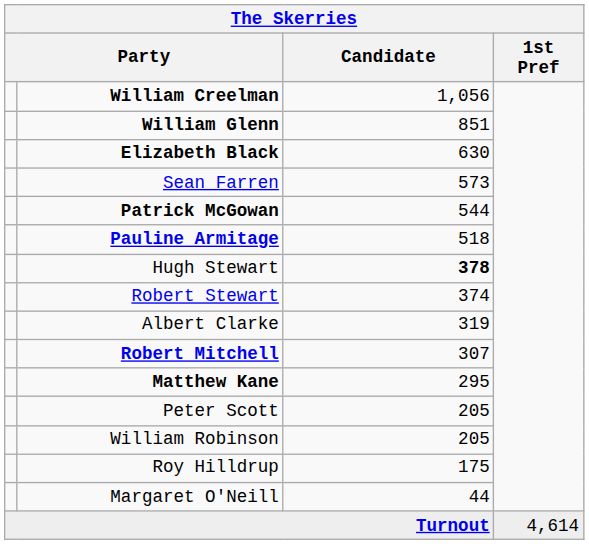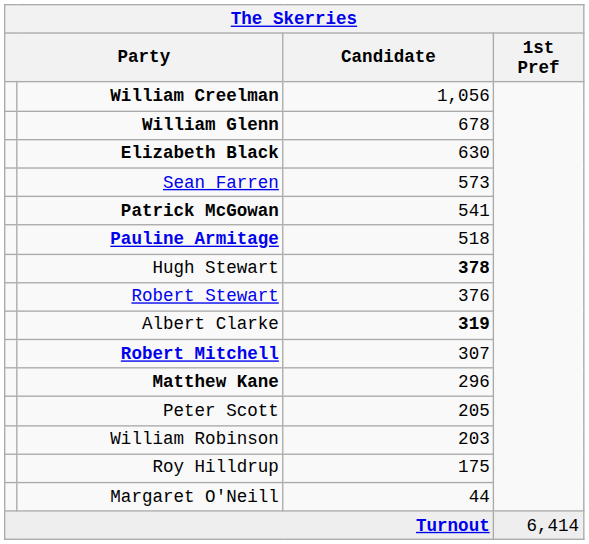(474, 125) 851 -> (474, 125) 678
(474, 211) 544 -> (474, 211) 541
(474, 297) 374 -> (474, 297) 376
(474, 325) normal -> (474, 325) bold
(474, 382) 295 -> (474, 382) 296
(474, 440) 205 -> (474, 440) 203
(553, 525) 4,614 -> (553, 525) 6,414
